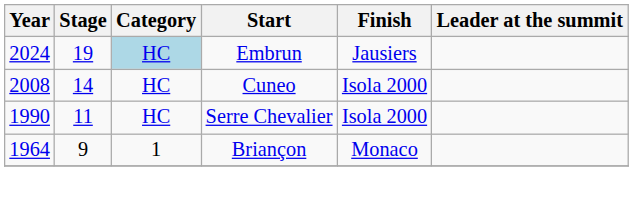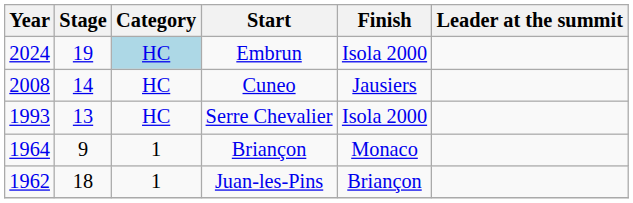(385, 52) Jausiers -> (385, 52) Isola 2000
(385, 85) Isola 2000 -> (385, 85) Jausiers
(30, 117) 1990 -> (30, 117) 1993
(83, 117) 11 -> (83, 117) 13
+ row: (269, 181)
